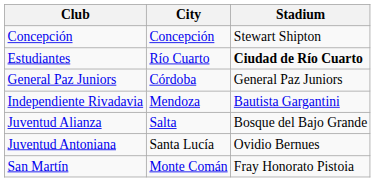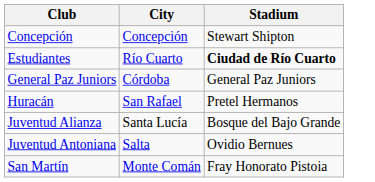+ row: (31, 101)
- row: (75, 101)
(163, 123) Salta -> (155, 123) Santa Lucía
(182, 144) Santa Lucía -> (136, 144) Salta
